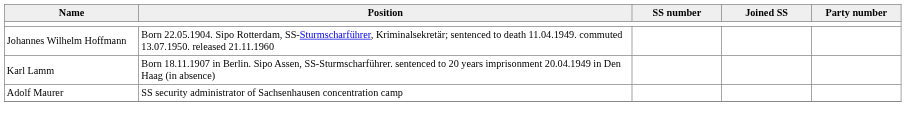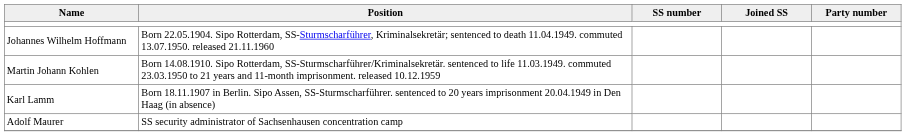+ row: (53, 70)
